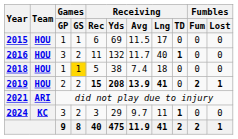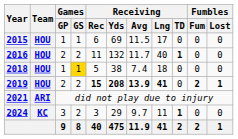(63, 55) 3 -> (63, 55) 2
